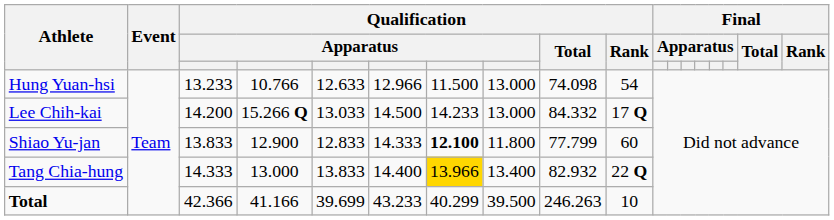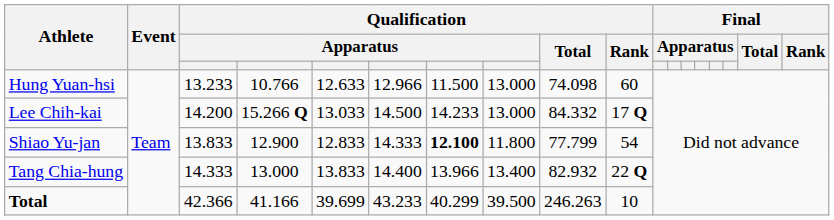(629, 84) 54 -> (629, 84) 60
(629, 142) 60 -> (629, 142) 54
(454, 171) gold background -> (454, 171) no background
